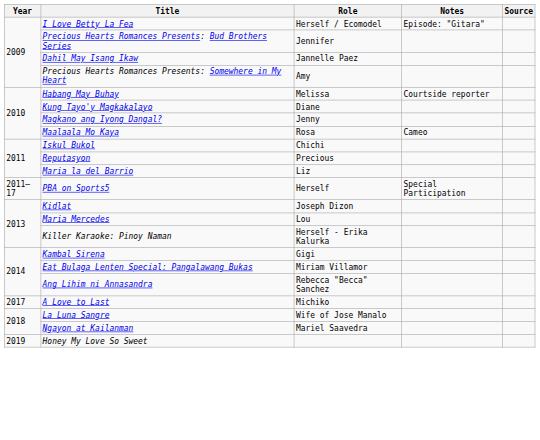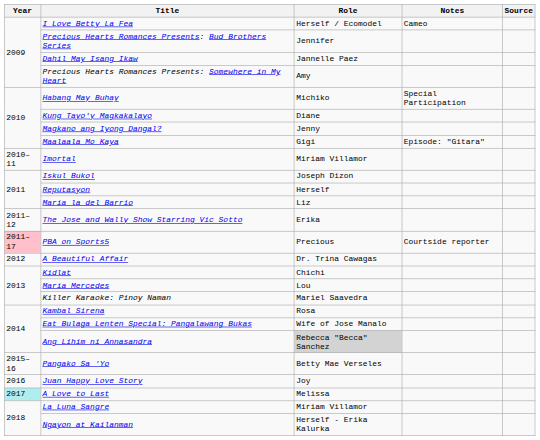(444, 24) Episode: "Gitara" -> (416, 24) Cameo
(313, 94) Melissa -> (313, 98) Michiko
(447, 94) Courtside reporter -> (435, 98) Special Participation
(305, 132) Rosa -> (306, 142) Gigi
(416, 132) Cameo -> (444, 142) Episode: "Gitara"
+ row: (59, 159)
(310, 145) Chichi -> (325, 177) Joseph Dizon
(315, 158) Precious -> (313, 190) Herself
+ row: (142, 220)
(18, 189) no background -> (18, 242) pink background
(313, 189) Herself -> (315, 242) Precious
(435, 189) Special Participation -> (447, 242) Courtside reporter
+ row: (85, 260)
(325, 206) Joseph Dizon -> (310, 272) Chichi
(332, 237) Herself - Erika Kalurka -> (332, 298) Mariel Saavedra
(305, 254) Gigi -> (306, 311) Rosa
(332, 267) Miriam Villamor -> (341, 324) Wife of Jose Manalo
(332, 285) no background -> (332, 342) lightgrey background
+ row: (76, 364)
+ row: (93, 381)
(16, 302) no background -> (16, 394) paleturquoise background
(313, 302) Michiko -> (313, 394) Melissa
(341, 315) Wife of Jose Manalo -> (332, 407) Miriam Villamor
(332, 328) Mariel Saavedra -> (332, 425) Herself - Erika Kalurka
- row: (95, 341)
